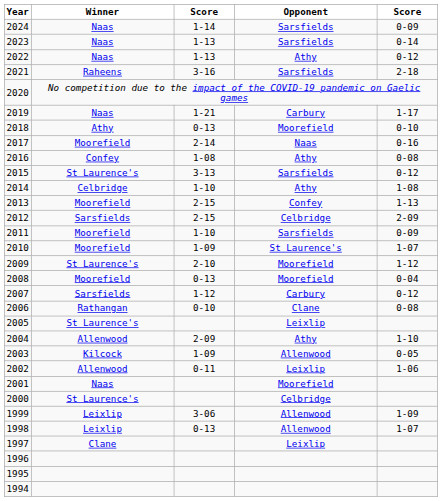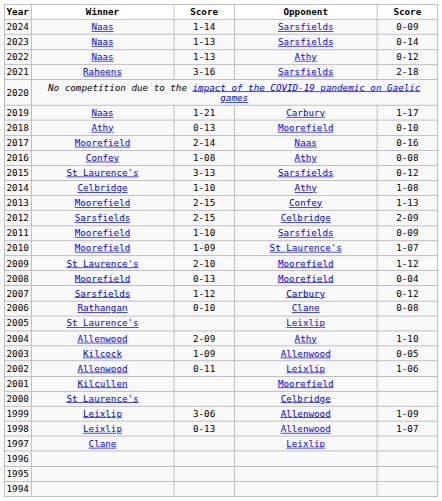(103, 384) Naas -> (102, 384) Kilcullen
